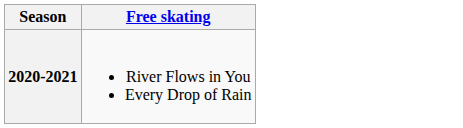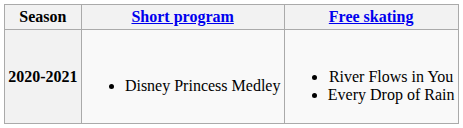+ column: (183, 17)
